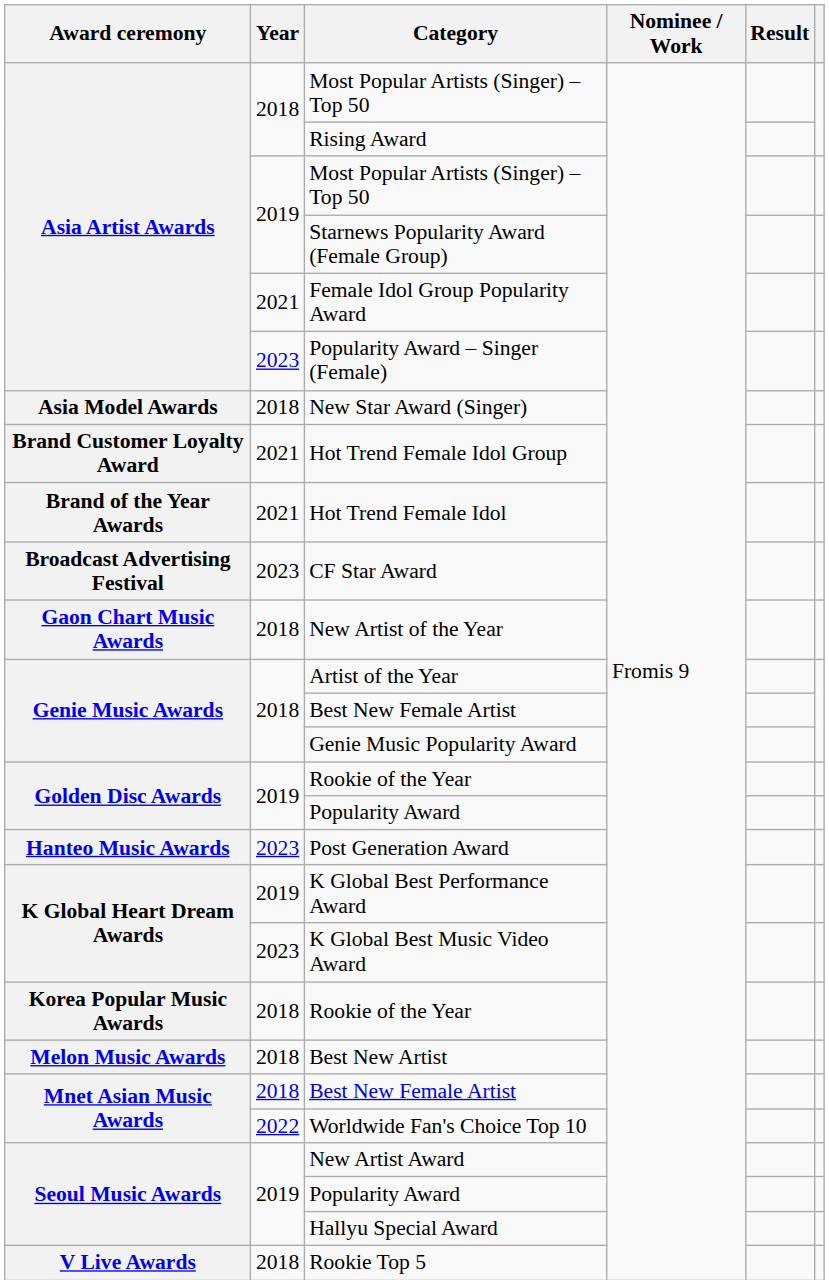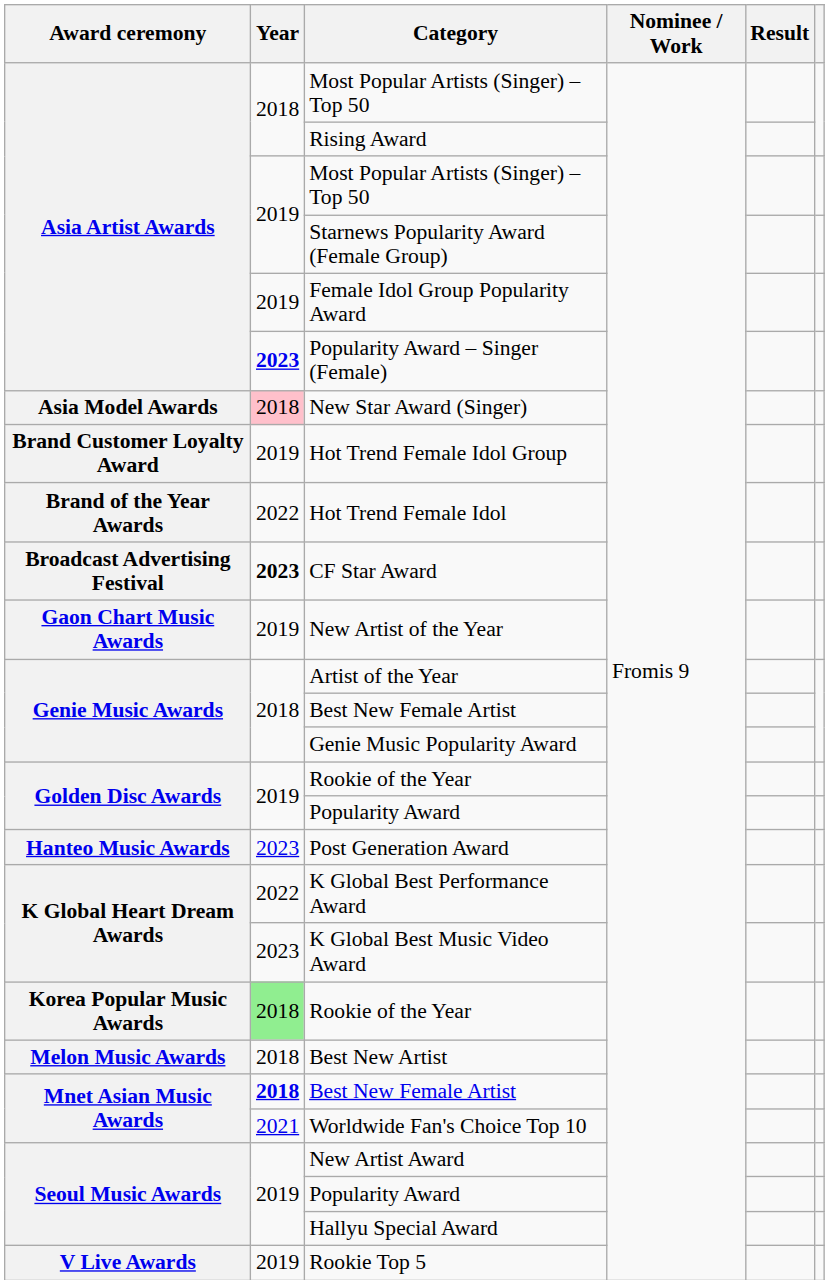(278, 302) 2021 -> (278, 302) 2019
(278, 360) normal -> (278, 360) bold
(278, 407) no background -> (278, 407) pink background
(278, 453) 2021 -> (278, 453) 2019
(278, 512) 2021 -> (278, 512) 2022
(278, 570) normal -> (278, 570) bold
(278, 629) 2018 -> (278, 629) 2019
(278, 893) 2019 -> (278, 893) 2022
(278, 1010) no background -> (278, 1010) lightgreen background
(278, 1091) normal -> (278, 1091) bold
(278, 1125) 2022 -> (278, 1125) 2021
(278, 1262) 2018 -> (278, 1262) 2019
